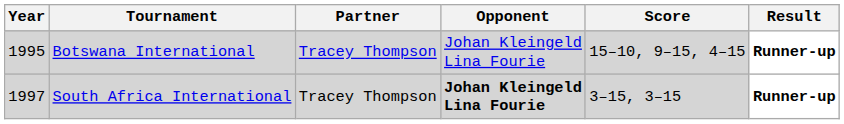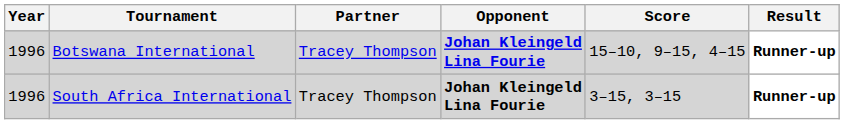(27, 52) 1995 -> (27, 52) 1996
(513, 52) normal -> (513, 52) bold
(27, 96) 1997 -> (27, 96) 1996
